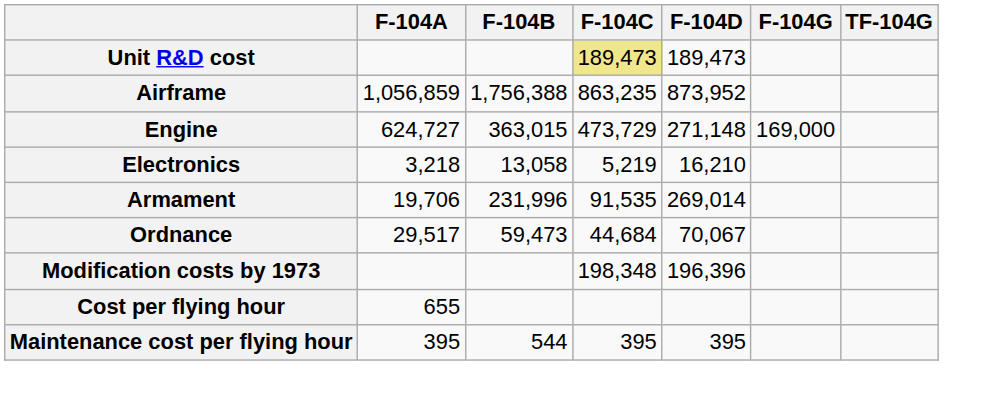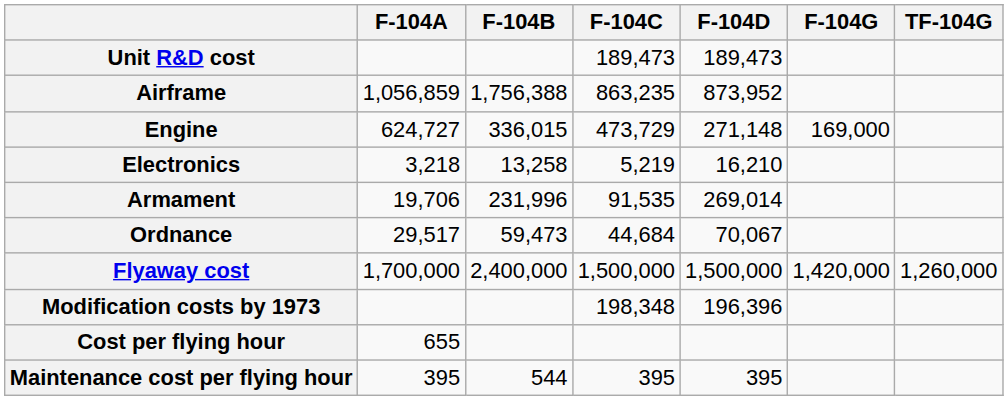(617, 57) khaki background -> (635, 57) no background
(528, 128) 363,015 -> (528, 128) 336,015
(534, 163) 13,058 -> (534, 163) 13,258
+ row: (181, 270)
